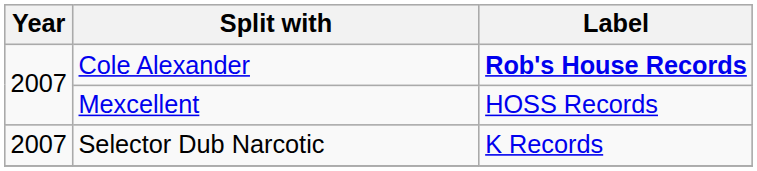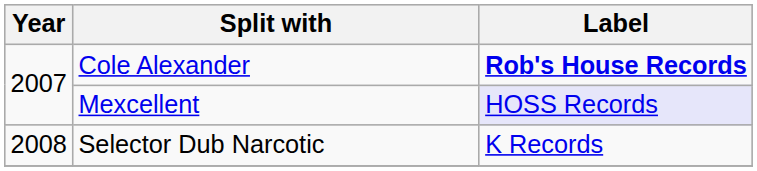(572, 104) no background -> (572, 104) lavender background
(39, 144) 2007 -> (39, 144) 2008
